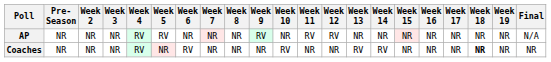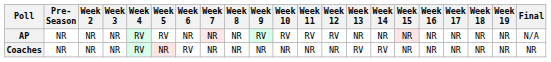(285, 35) NR -> (285, 35) RV
(285, 50) RV -> (285, 50) NR
(480, 50) bold -> (480, 50) normal
